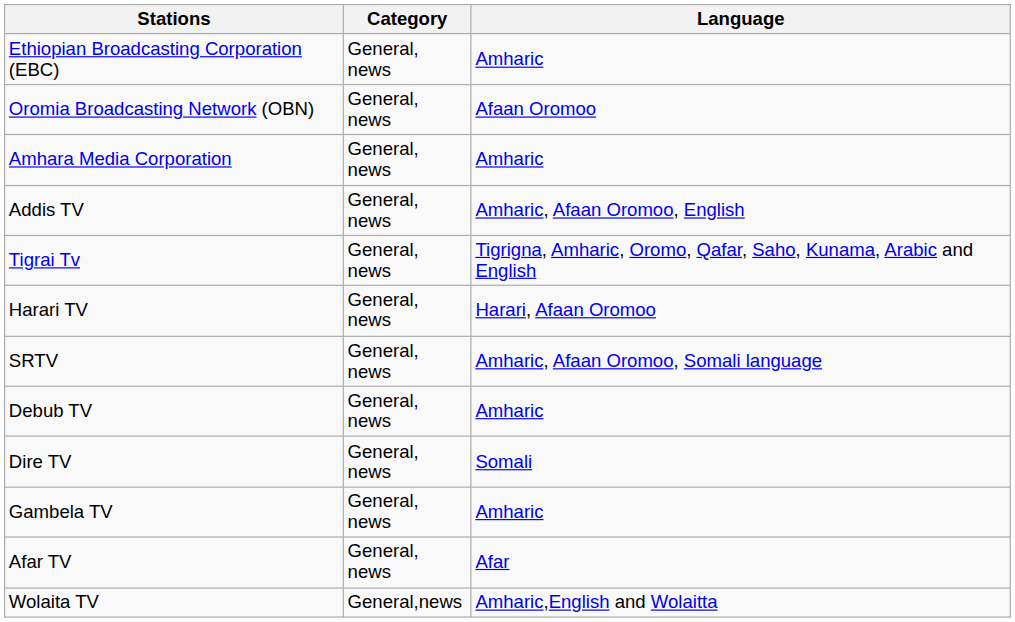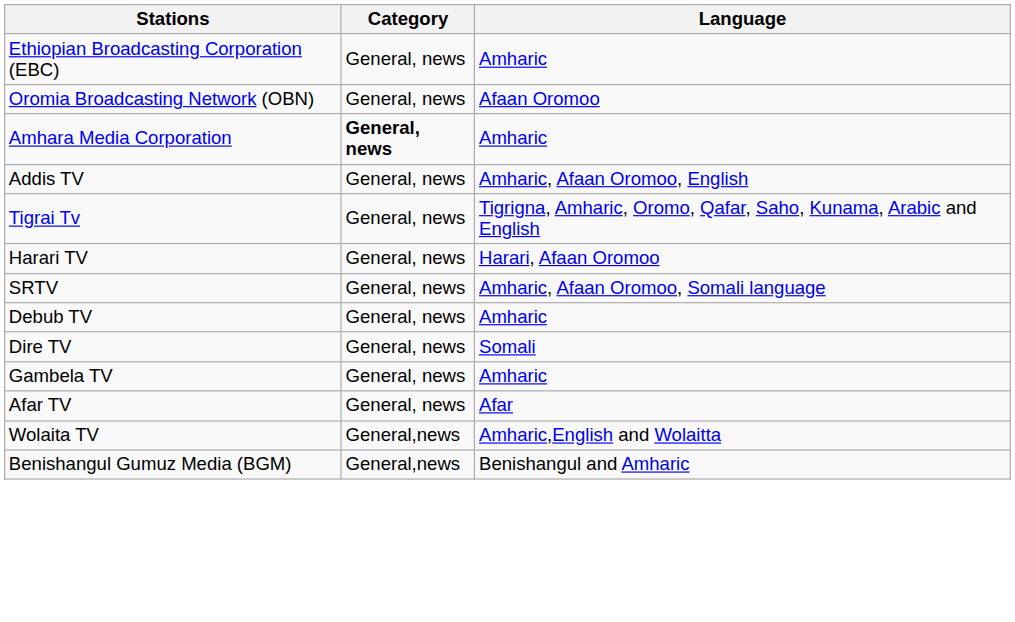(383, 159) normal -> (383, 138) bold
+ row: (150, 464)
